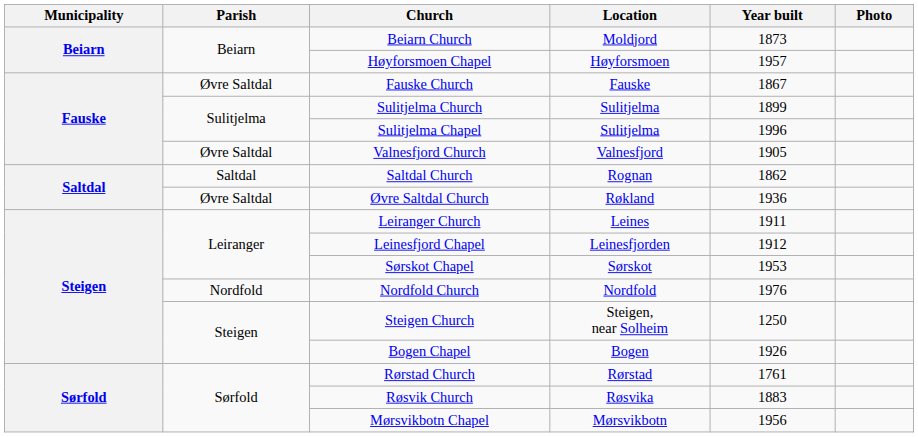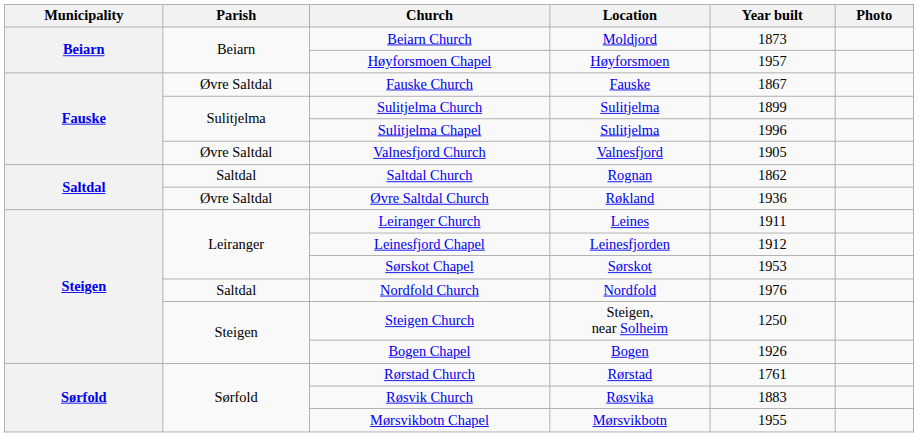(236, 289) Nordfold -> (236, 289) Saltdal
(772, 420) 1956 -> (772, 420) 1955
